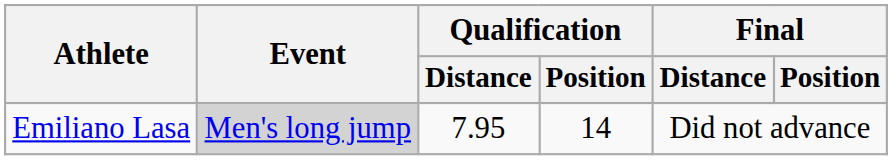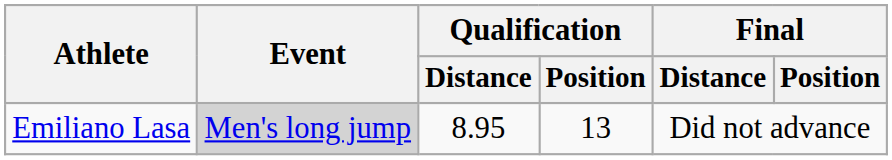(478, 128) 7.95 -> (478, 128) 8.95
(596, 128) 14 -> (596, 128) 13
